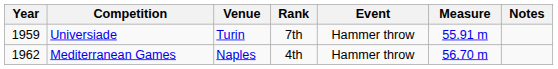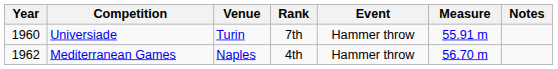(26, 34) 1959 -> (26, 34) 1960
